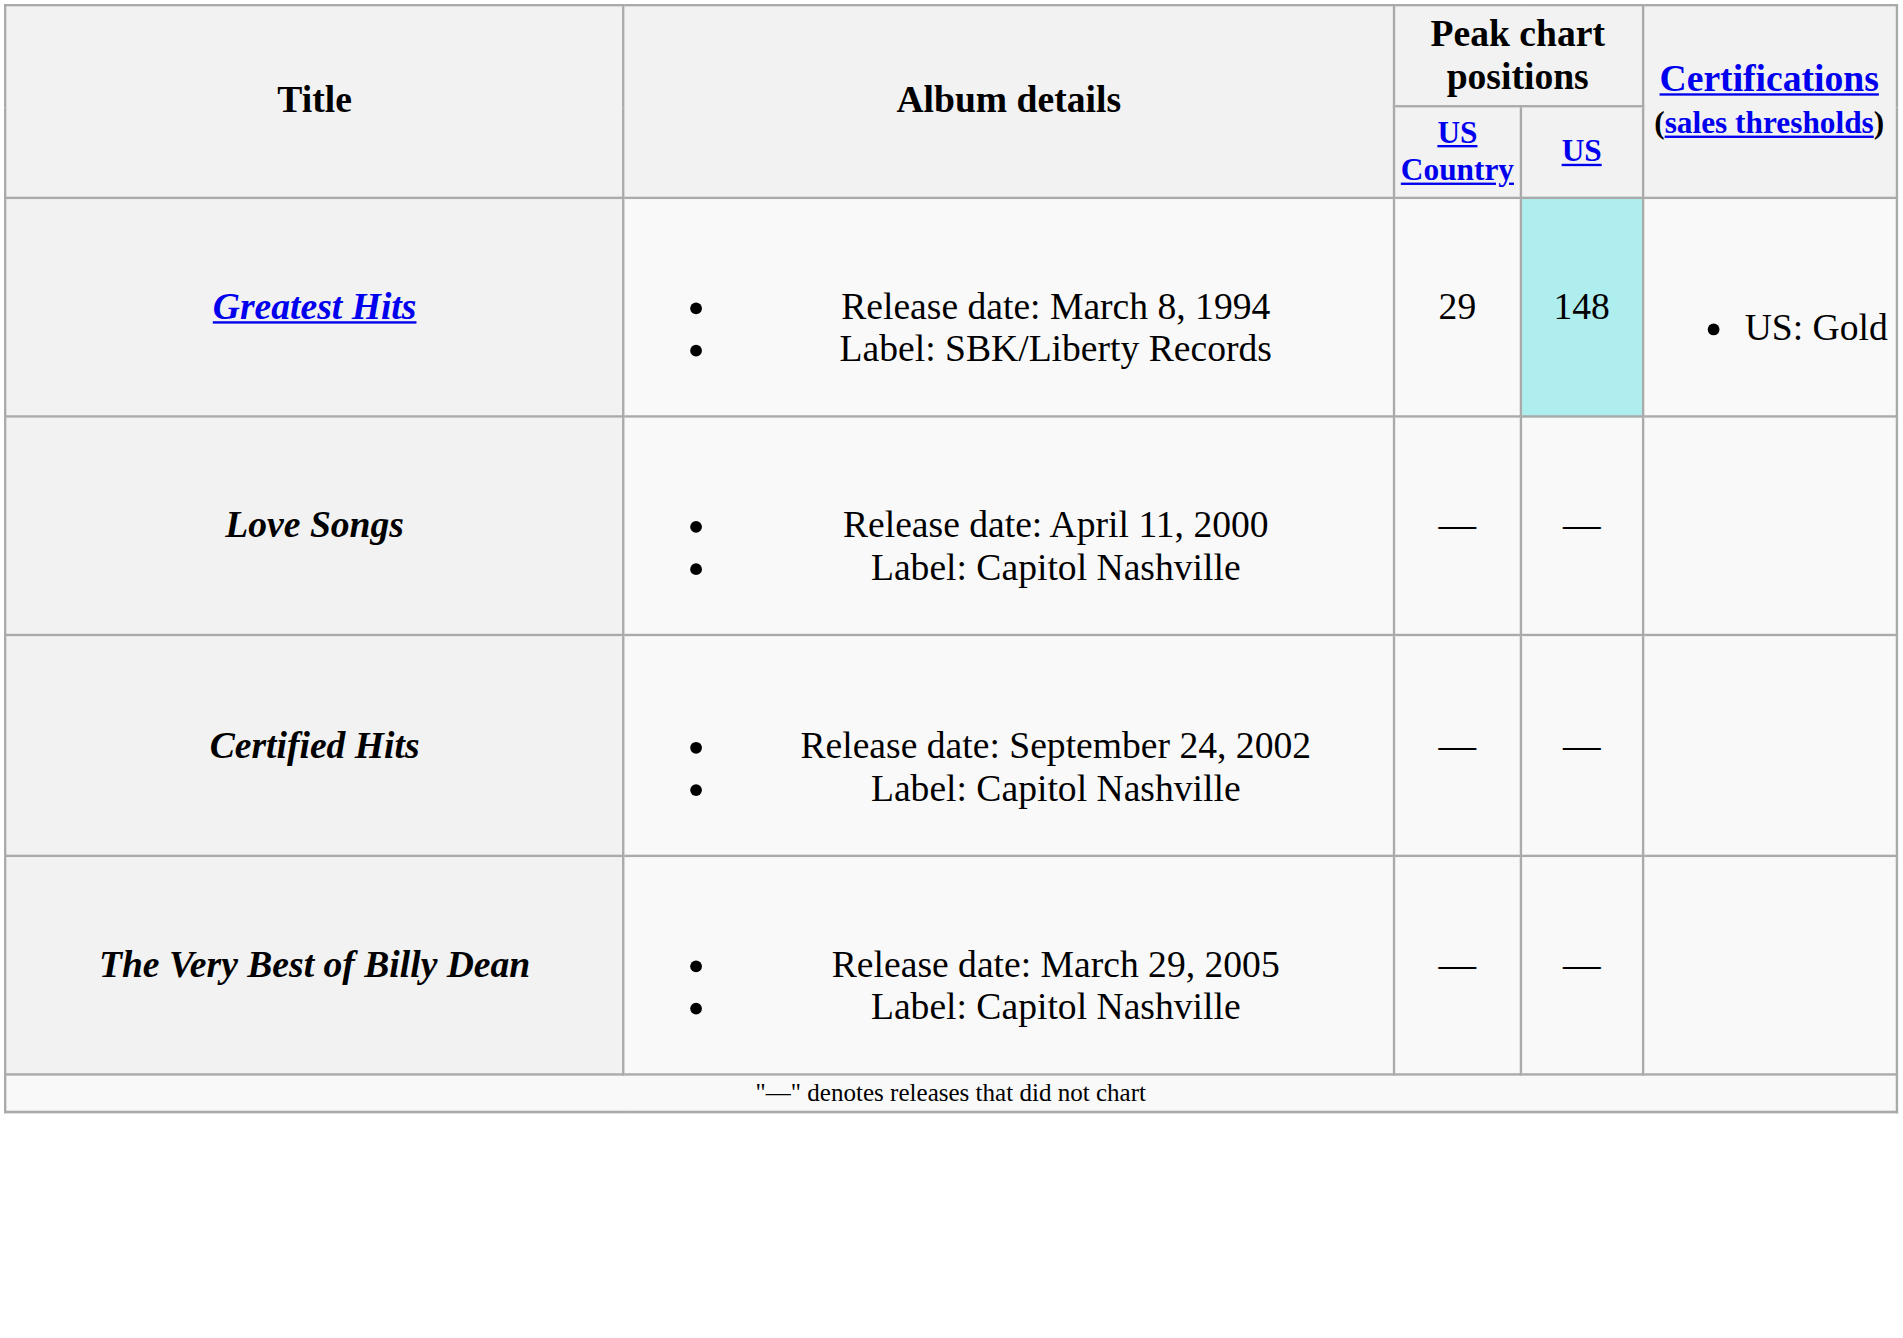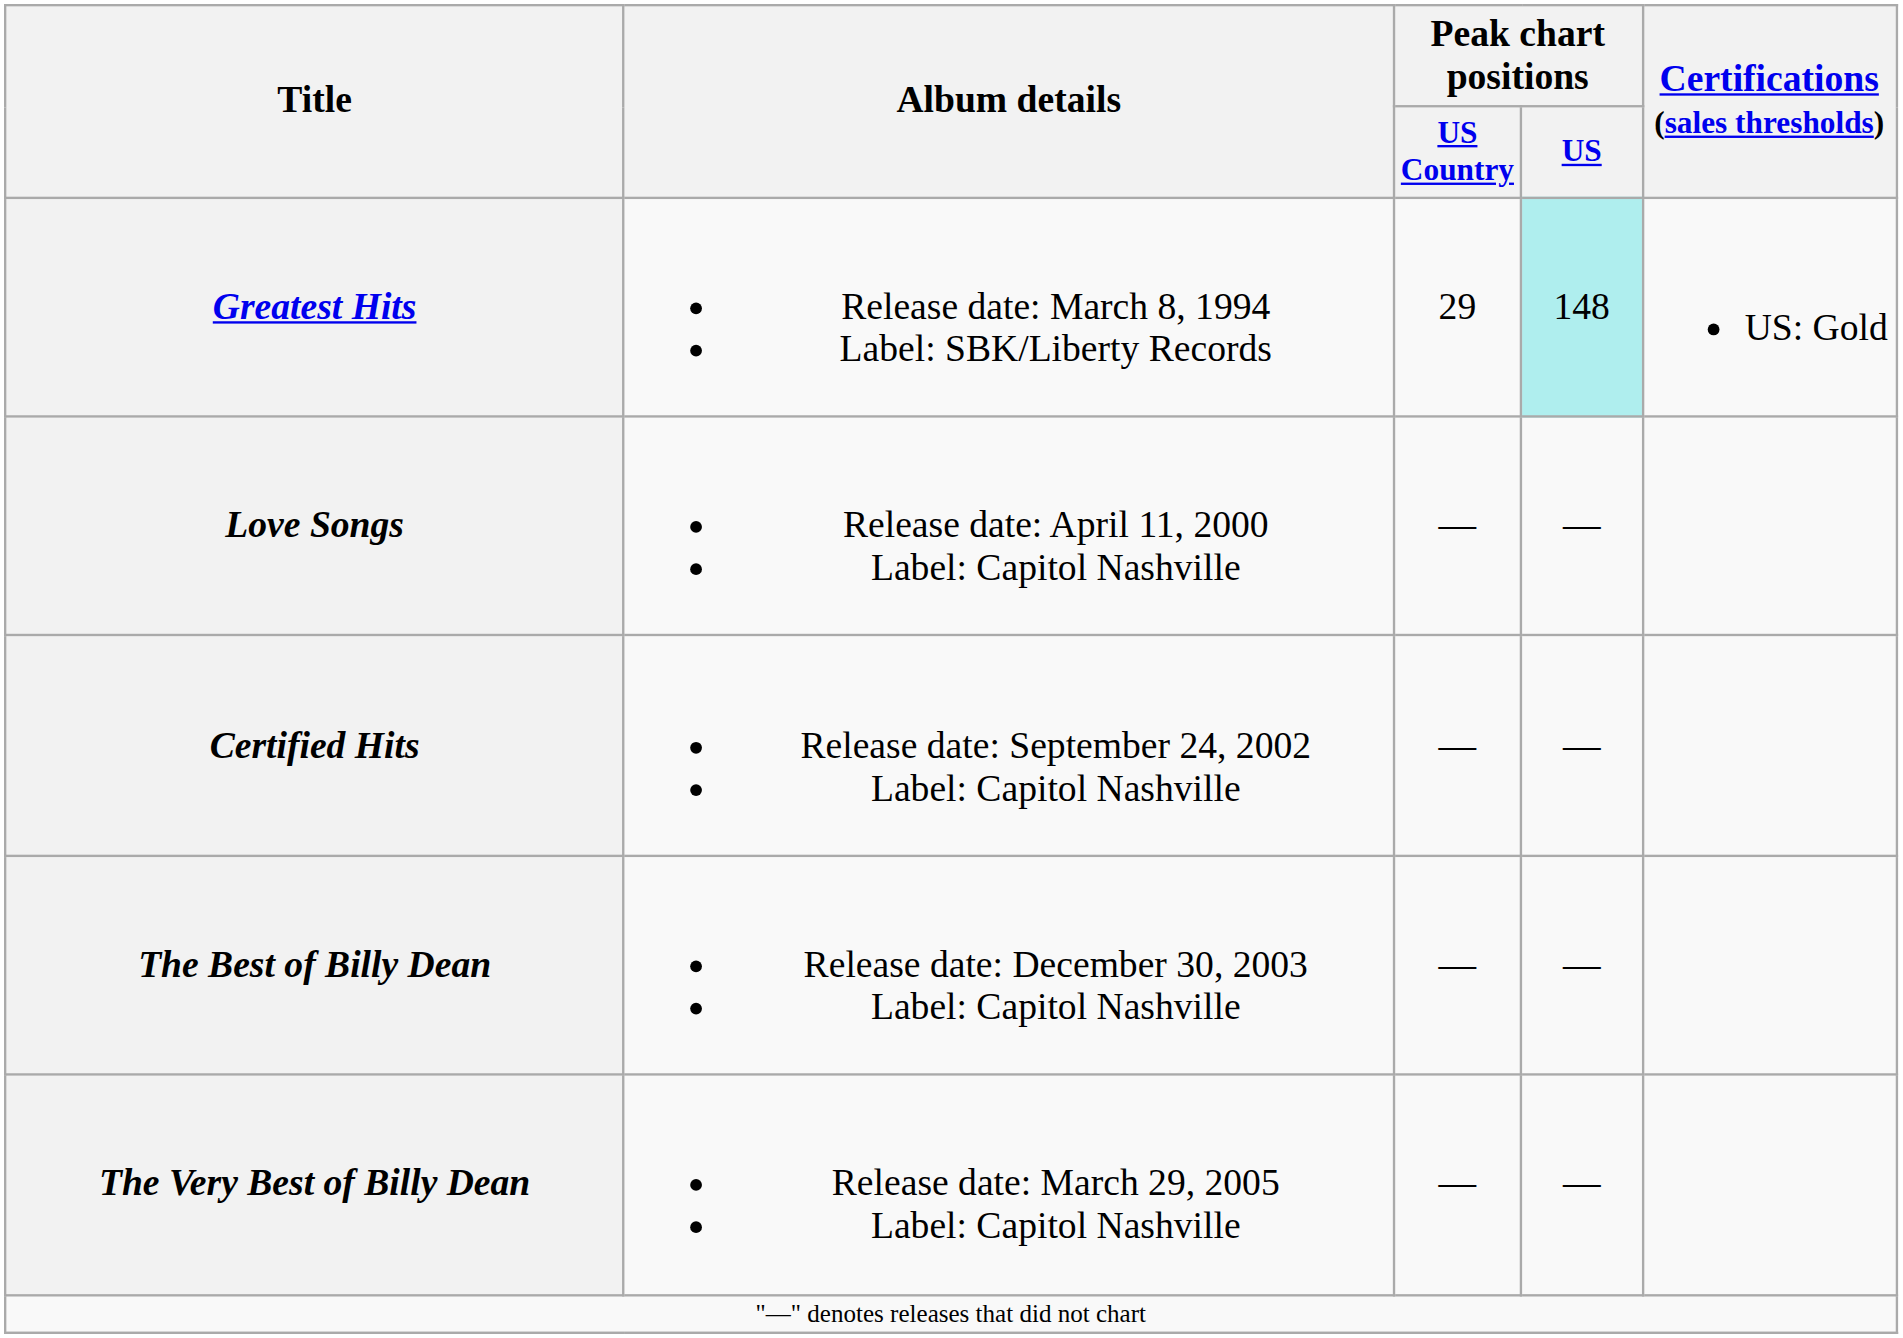+ row: (315, 964)
